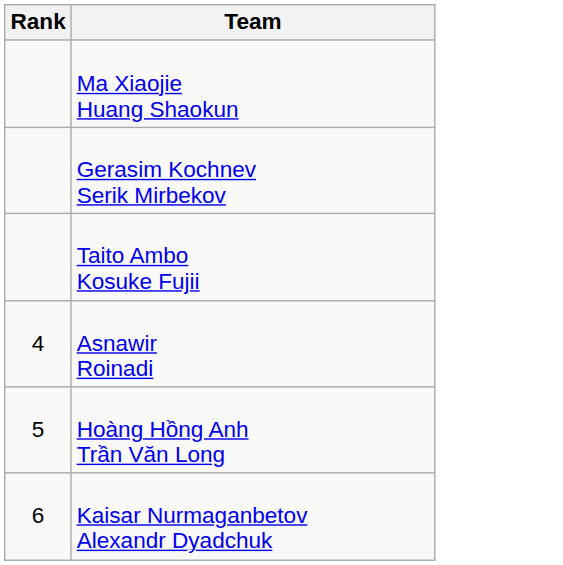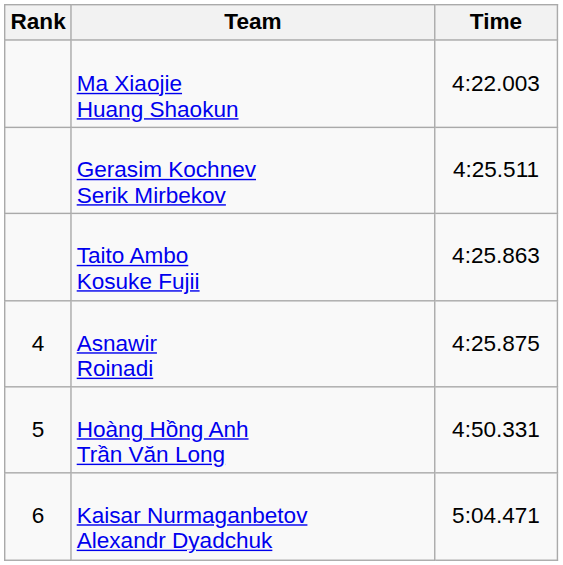+ column: (496, 22)
